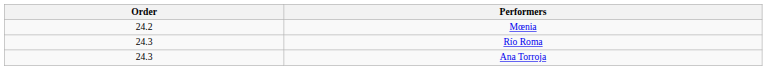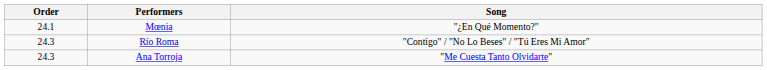+ column: (496, 12)
(144, 27) 24.2 -> (46, 27) 24.1
